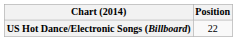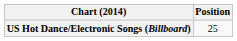(213, 28) 22 -> (213, 28) 25
